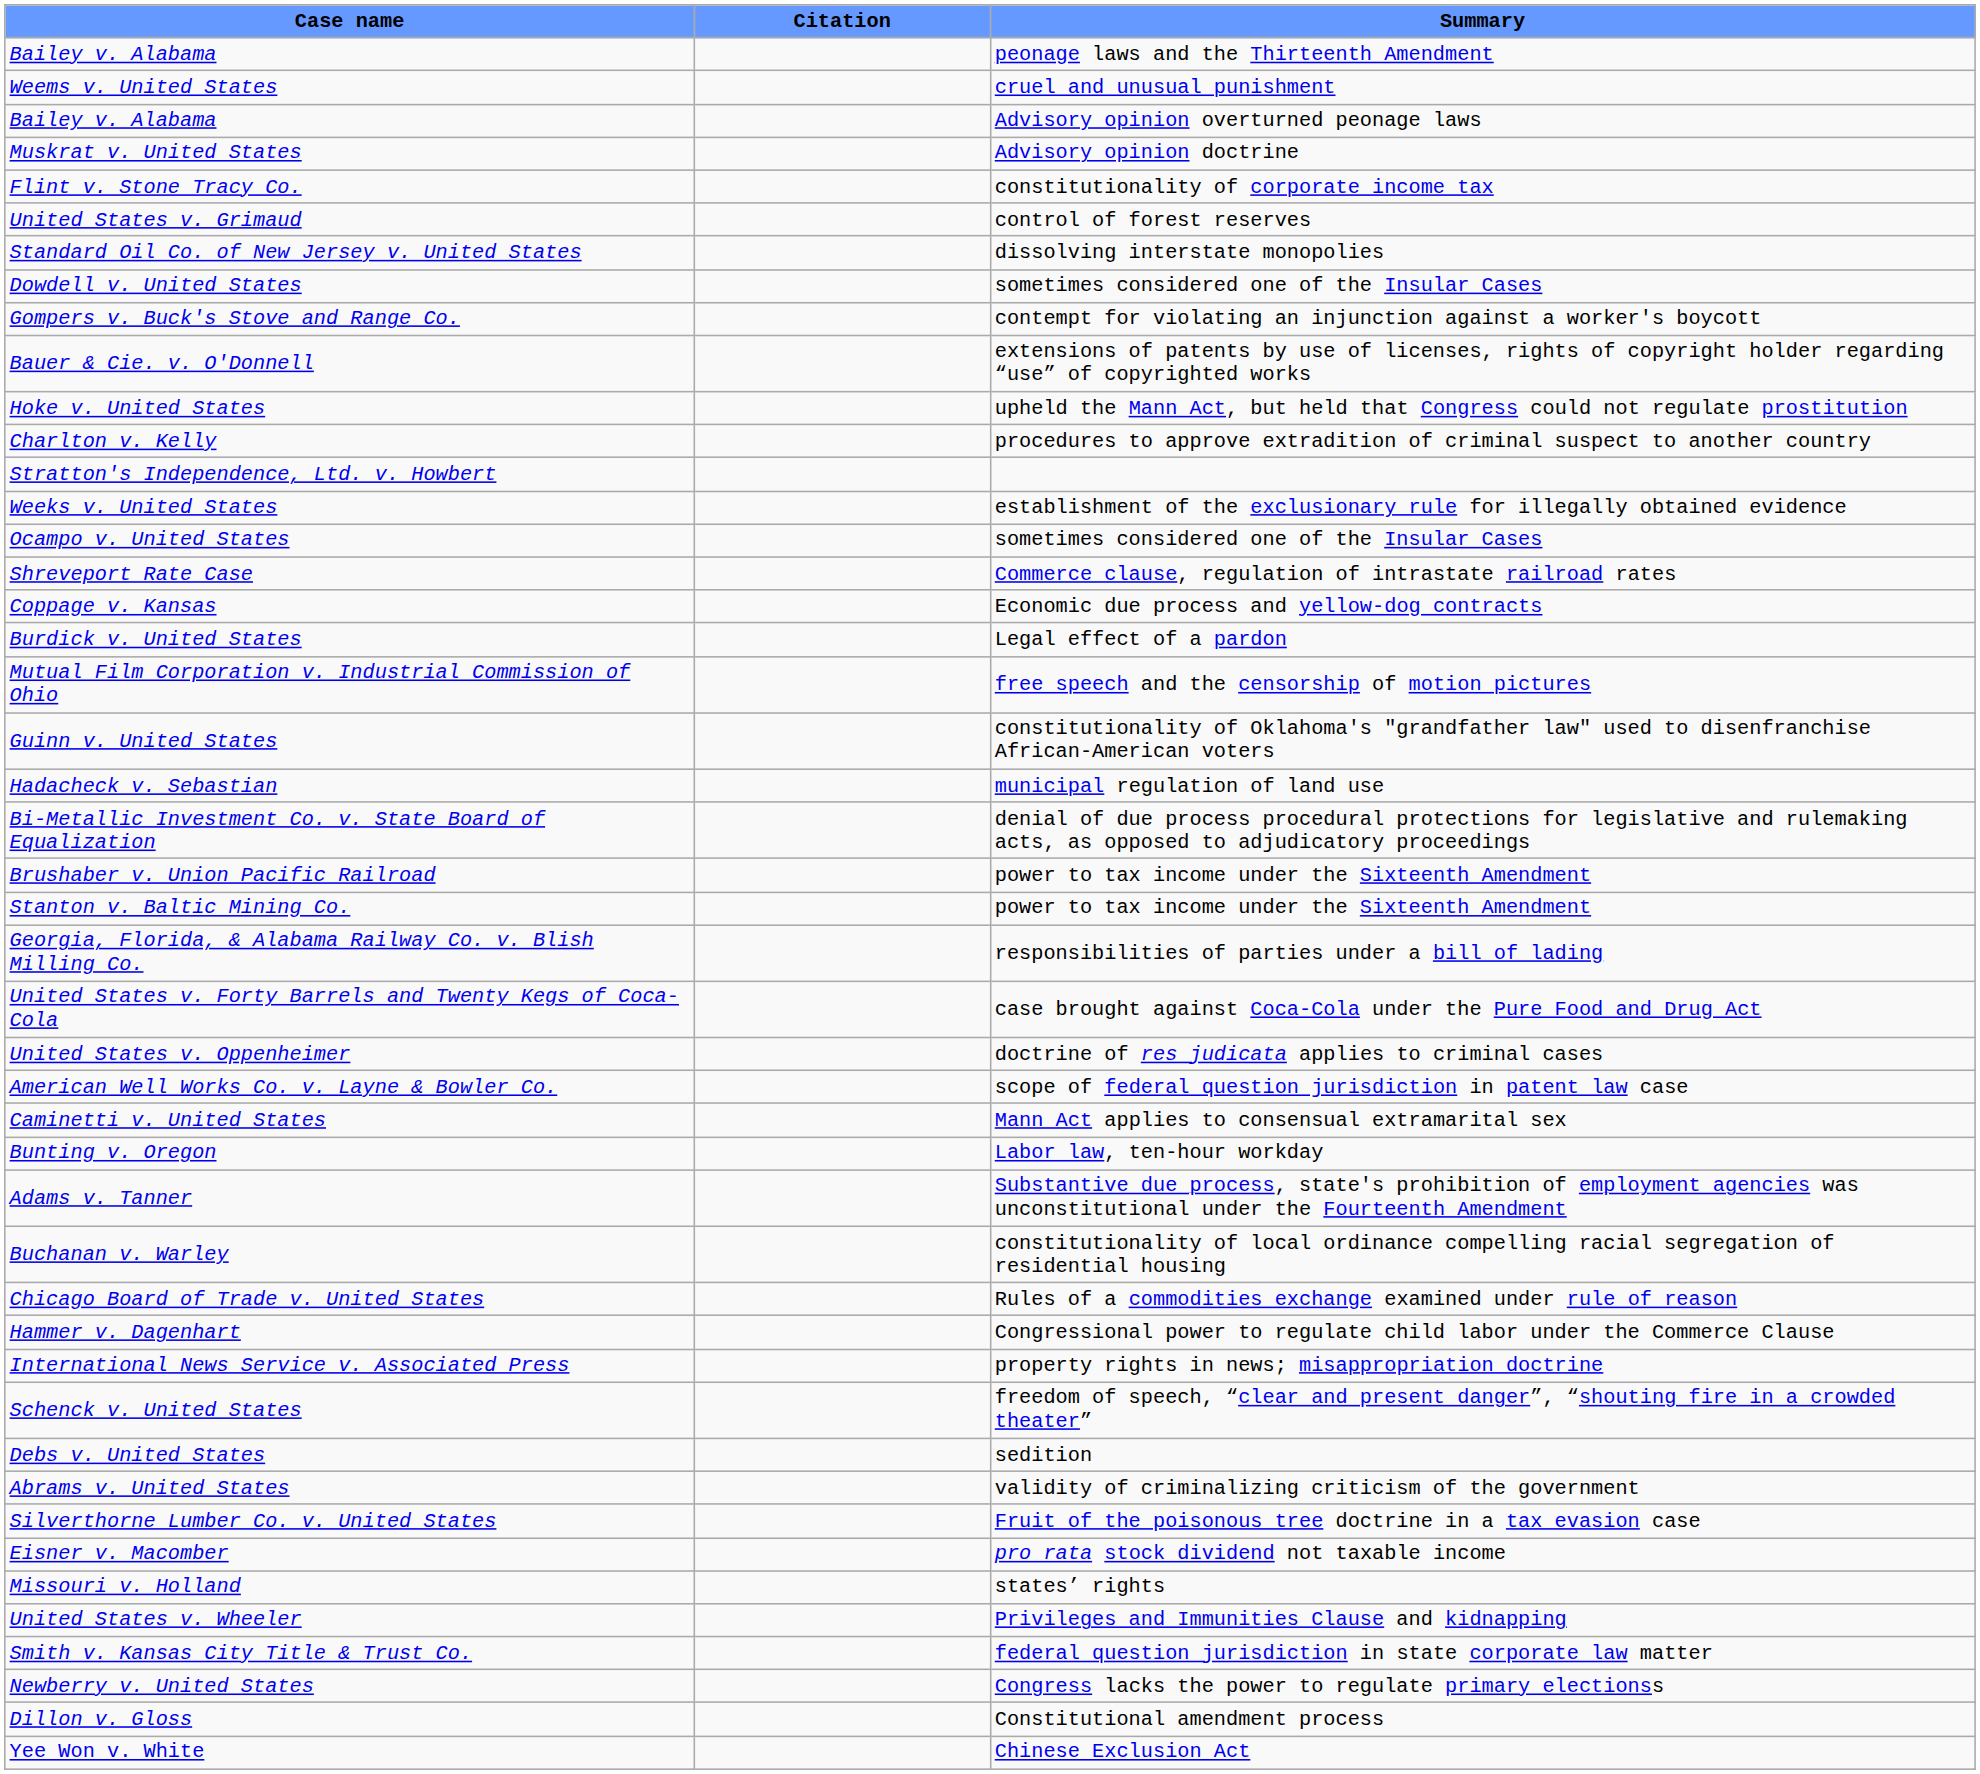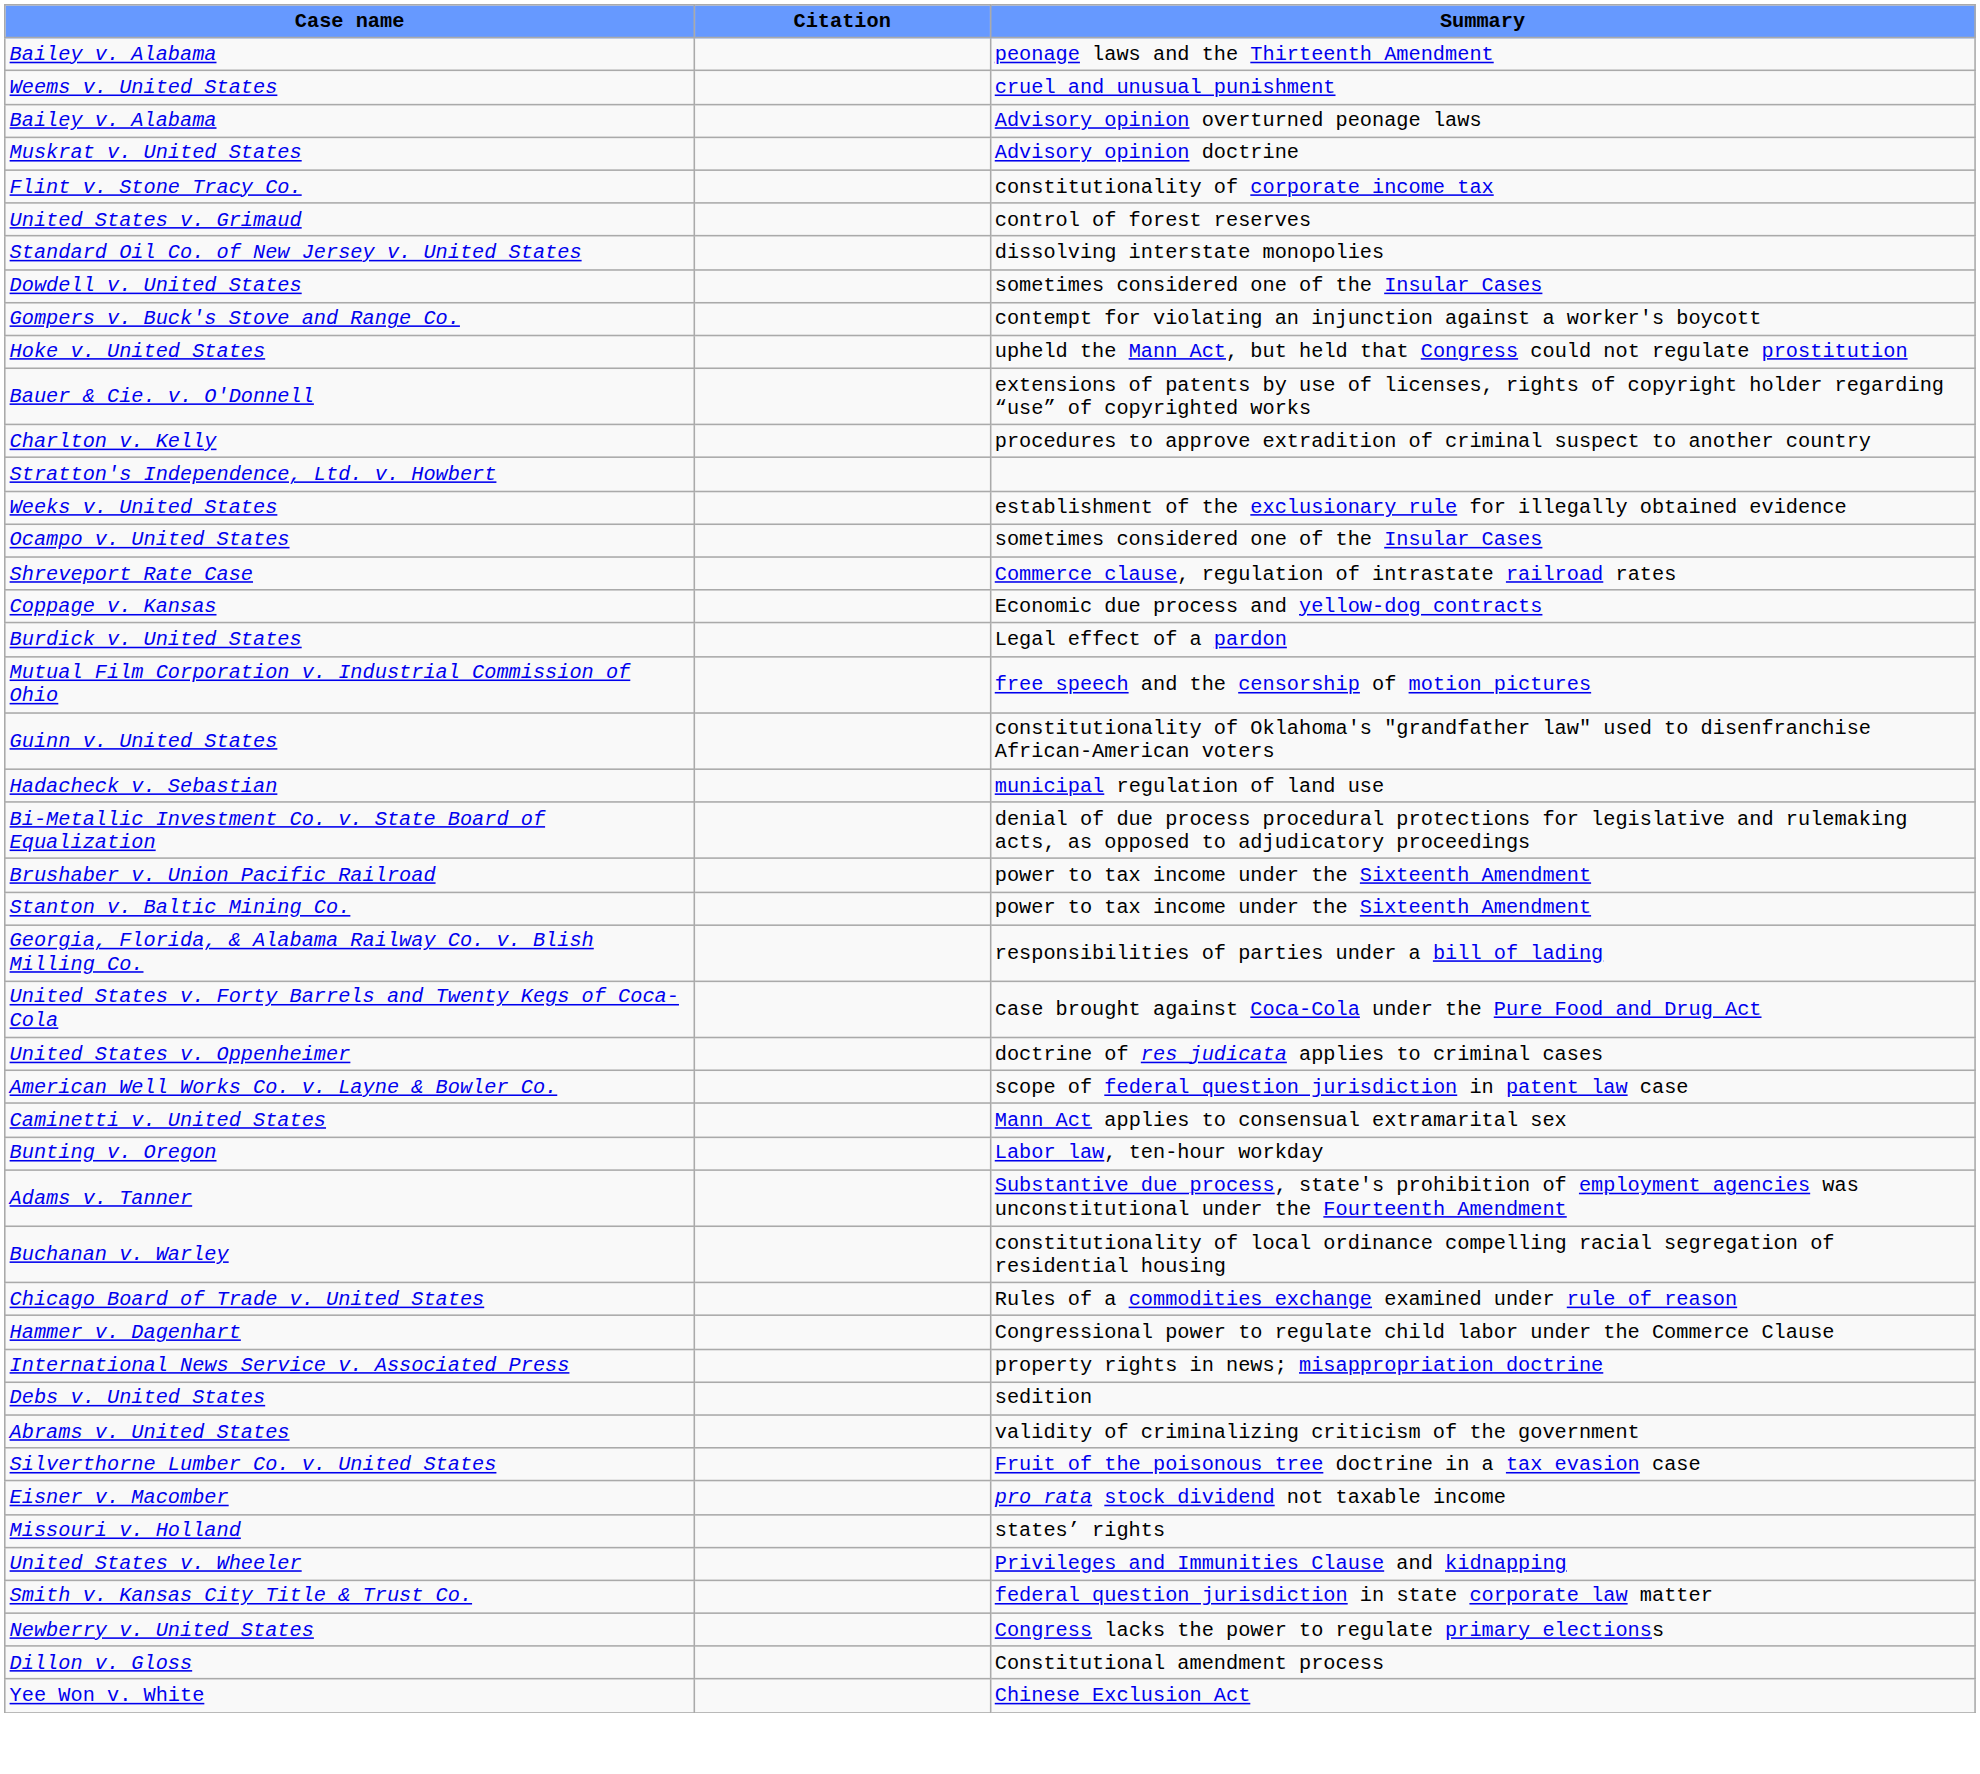rows swapped: (137, 408) <-> (162, 364)
- row: (156, 1410)
